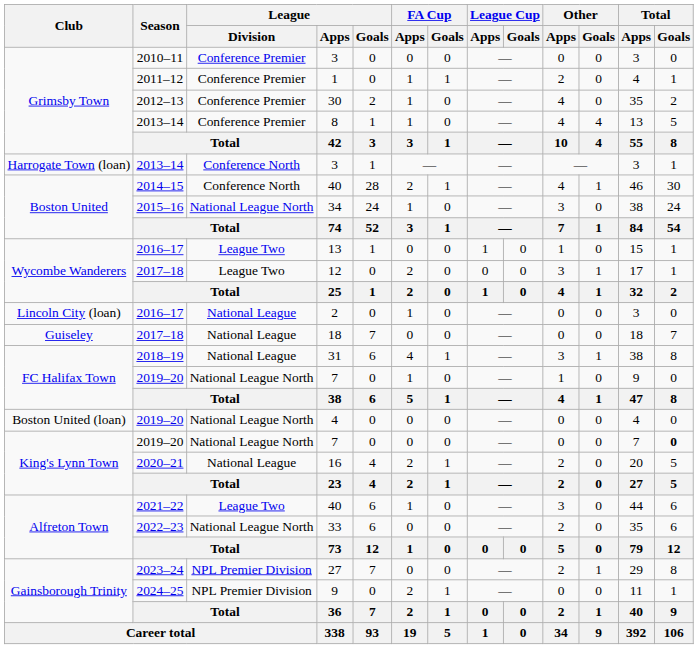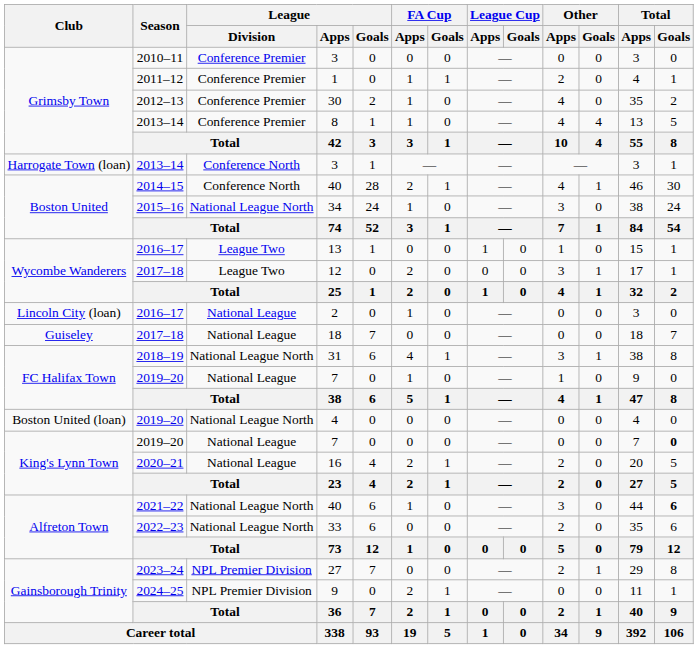(252, 356) National League -> (252, 356) National League North
(252, 377) National League North -> (252, 377) National League
(252, 441) National League North -> (252, 441) National League
(252, 505) League Two -> (252, 505) National League North
(674, 505) normal -> (674, 505) bold
